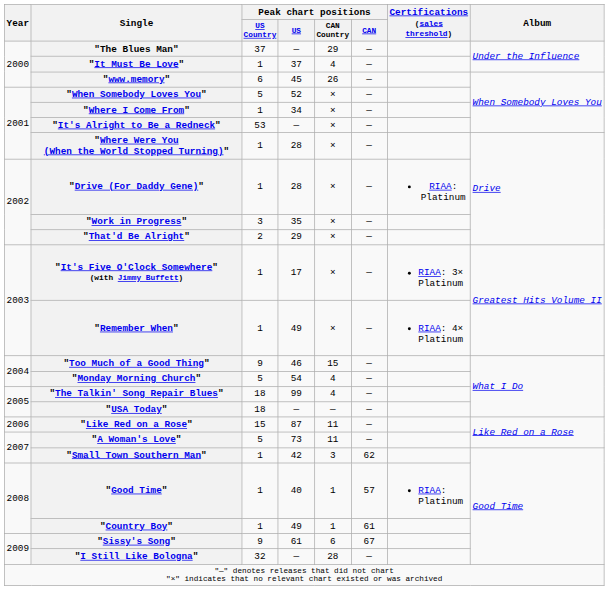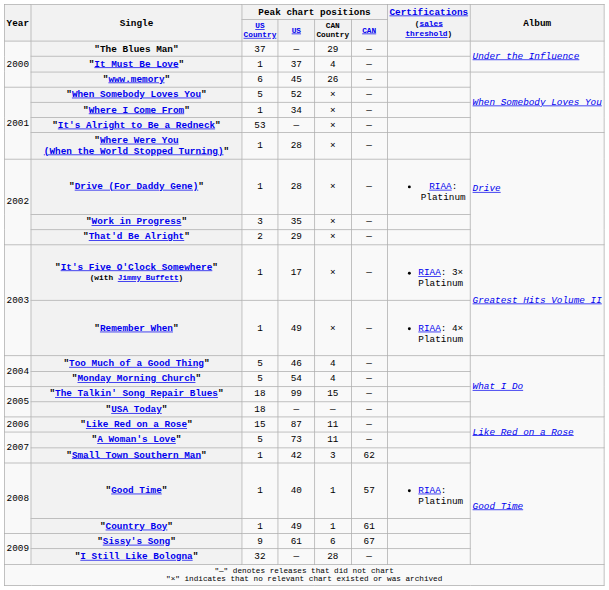(260, 364) 9 -> (260, 364) 5
(333, 364) 15 -> (333, 364) 4
(333, 394) 4 -> (333, 394) 15
